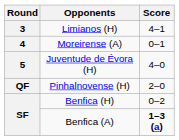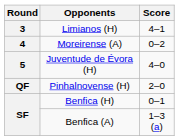(157, 43) 0–1 -> (157, 43) 0–2
(157, 101) 0–2 -> (157, 101) 0–1
(157, 122) bold -> (157, 122) normal
